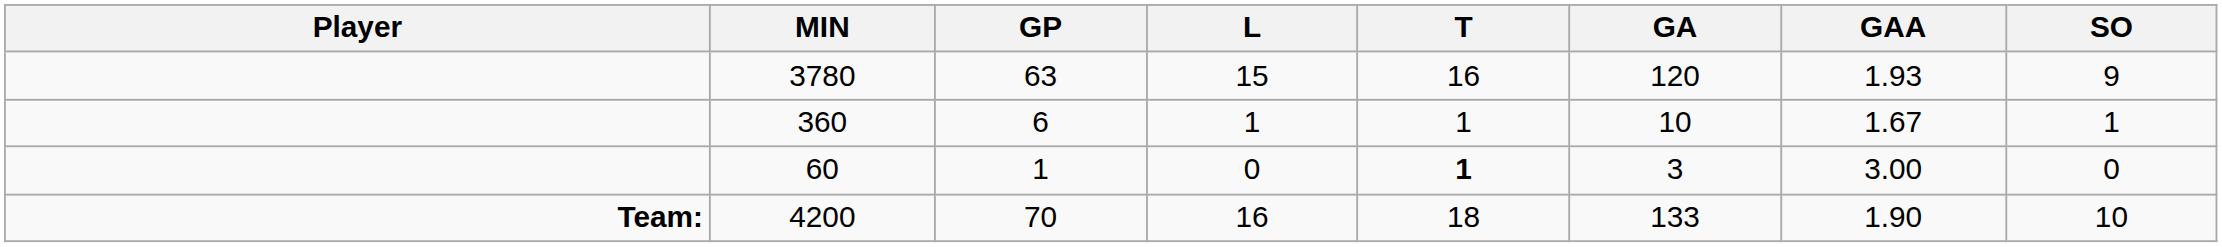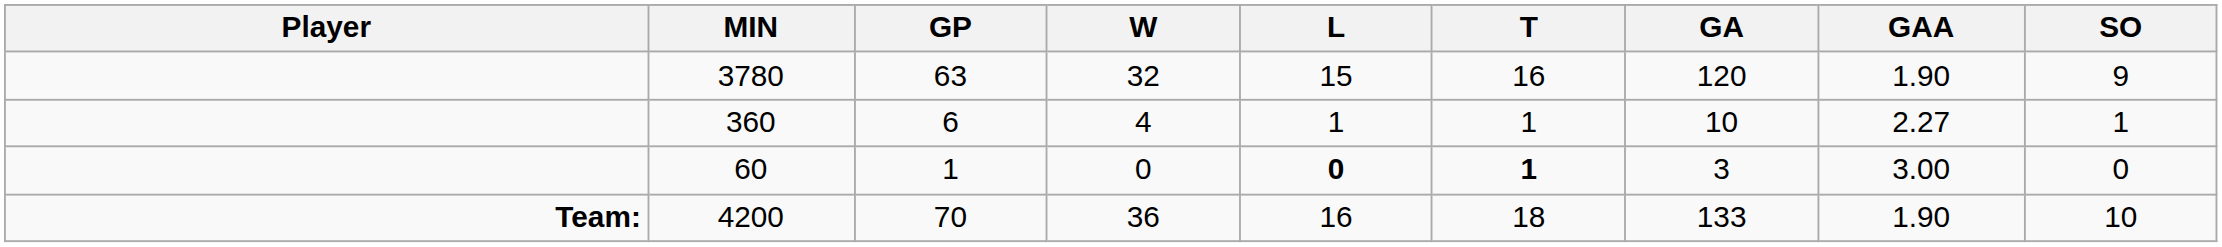+ column: (1143, 28)
(1893, 75) 1.93 -> (1921, 75) 1.90
(1893, 122) 1.67 -> (1921, 122) 2.27
(1252, 169) normal -> (1336, 169) bold
